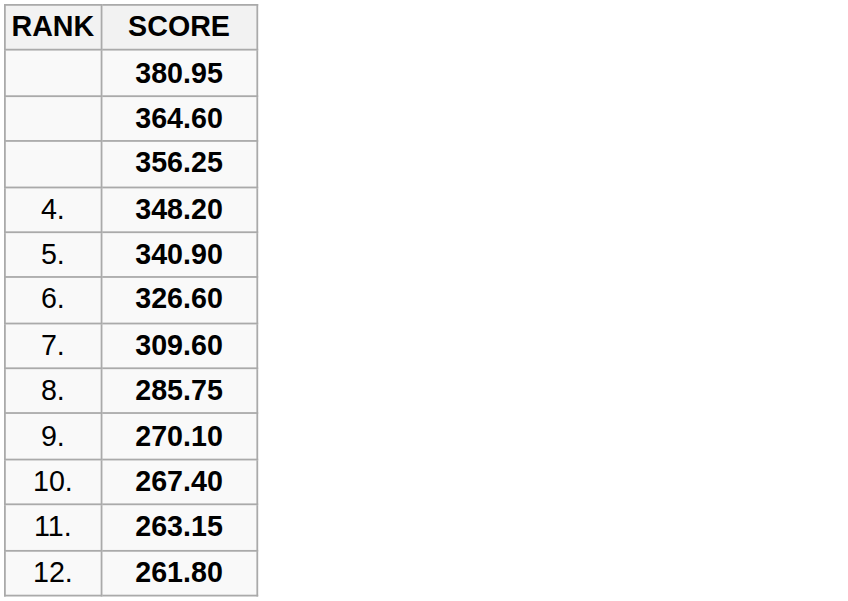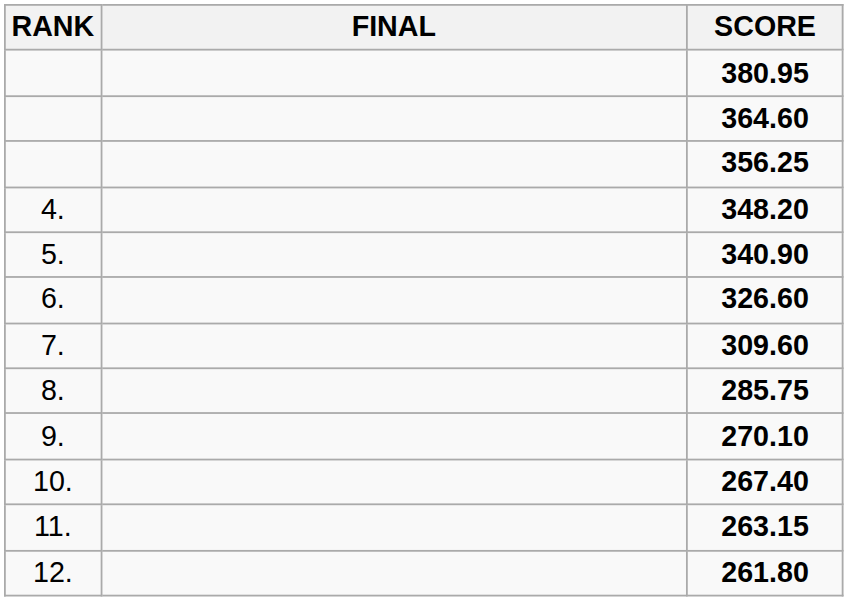+ column: (394, 27)
